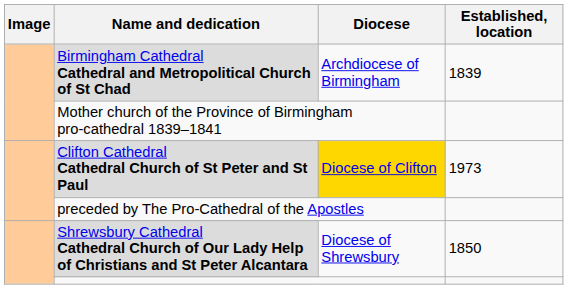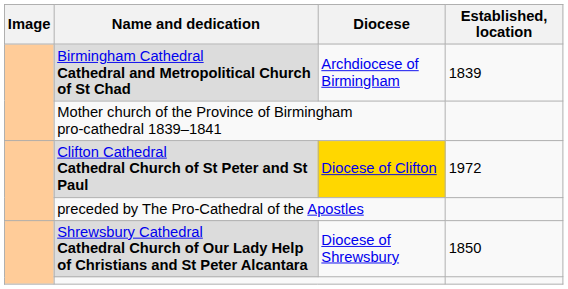(465, 169) 1973 -> (465, 169) 1972
